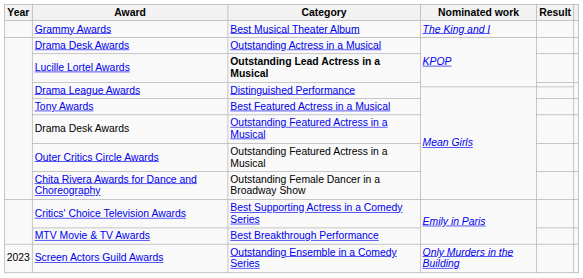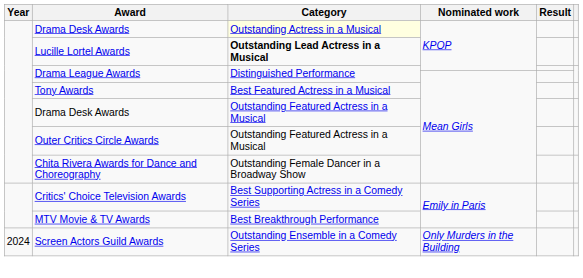- row: (73, 29)
(306, 45) no background -> (306, 29) lightyellow background
(18, 258) 2023 -> (18, 242) 2024
